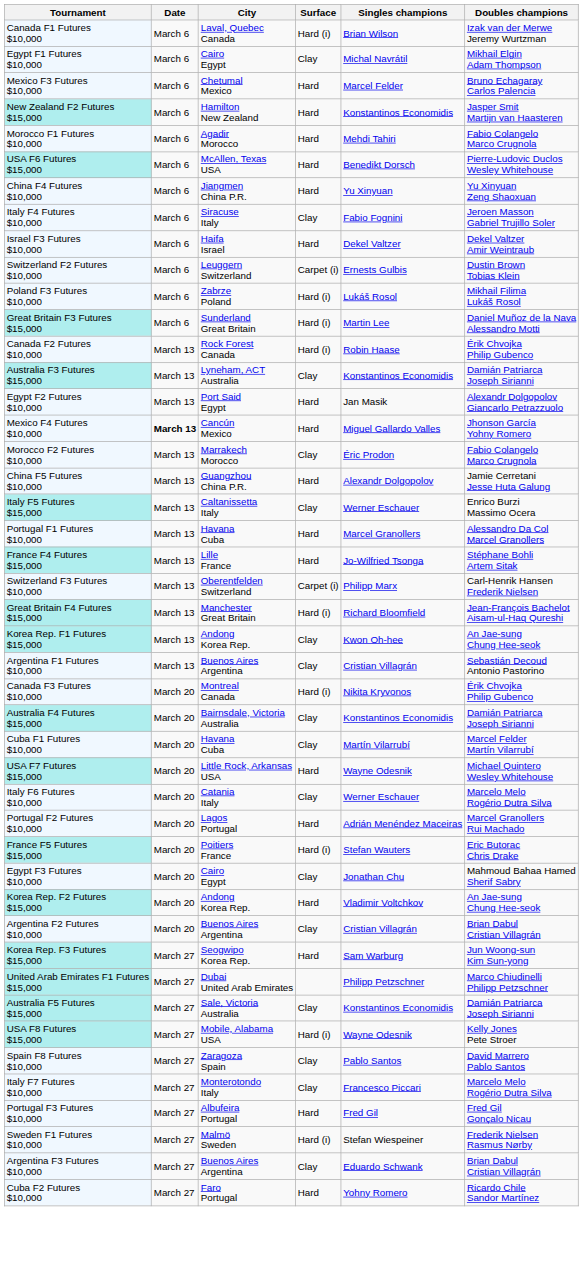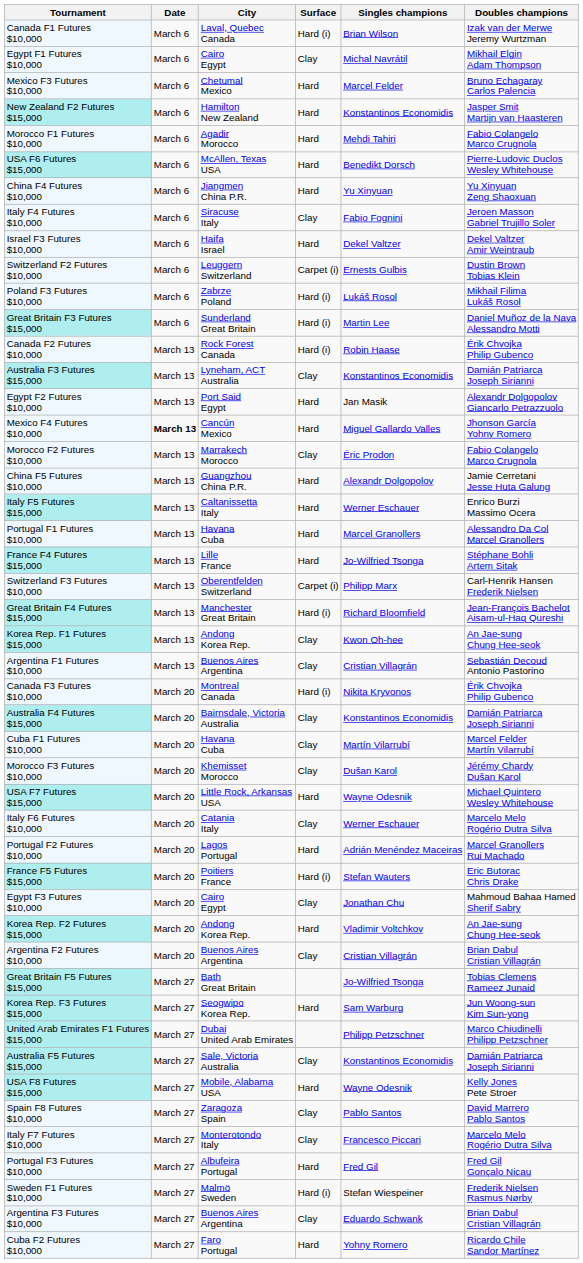(308, 508) Clay -> (308, 508) Hard
+ row: (50, 771)
+ row: (59, 982)
(314, 1035) Hard (i) -> (308, 1087) Hard
